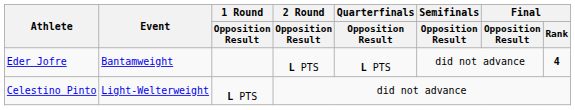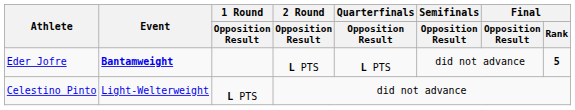(137, 62) normal -> (137, 62) bold
(557, 62) 4 -> (557, 62) 5
